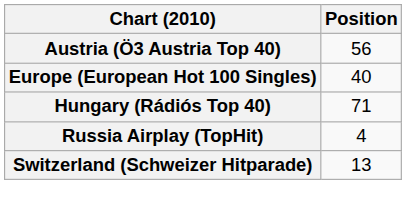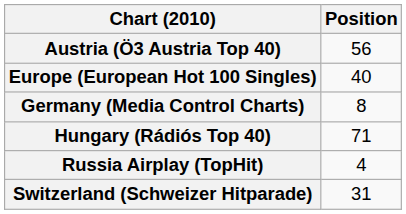+ row: (163, 106)
(361, 164) 13 -> (361, 194) 31
